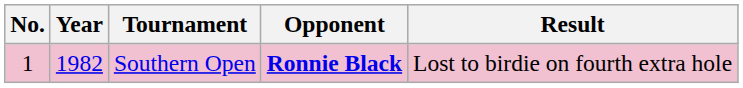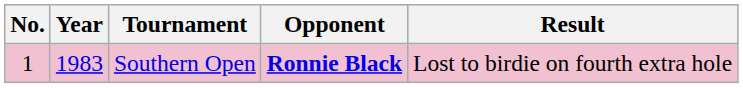(79, 62) 1982 -> (79, 62) 1983
